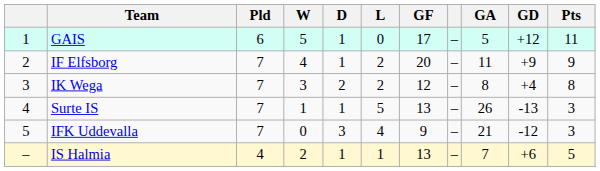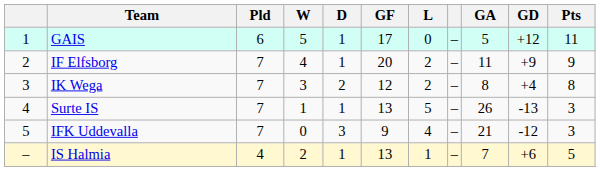columns swapped: (380, 16) <-> (423, 16)
